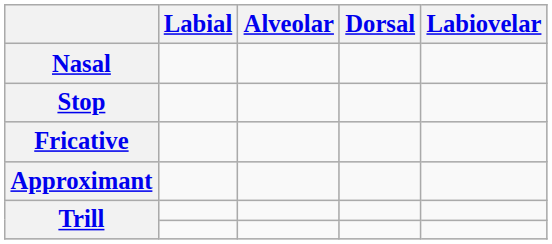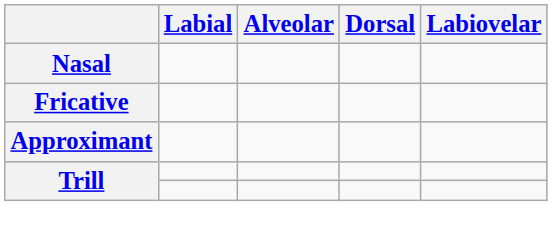- row: (81, 102)
